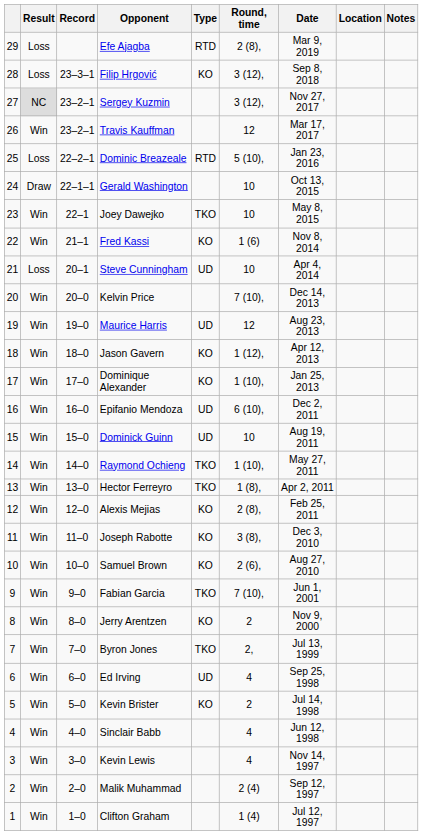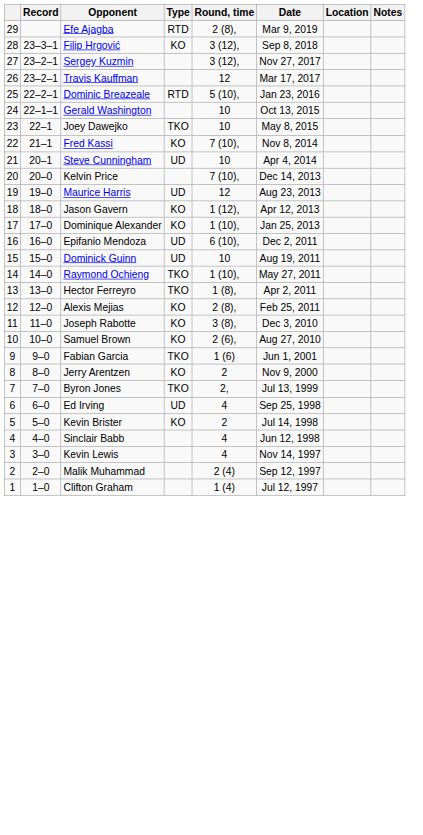- column: (39, 18)
(249, 242) 1 (6) -> (224, 144) 7 (10),
(249, 593) 7 (10), -> (224, 356) 1 (6)
